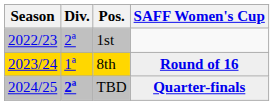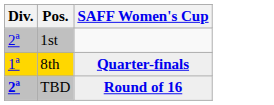- column: (33, 16)
(199, 64) Round of 16 -> (143, 64) Quarter-finals
(199, 87) Quarter-finals -> (143, 87) Round of 16
